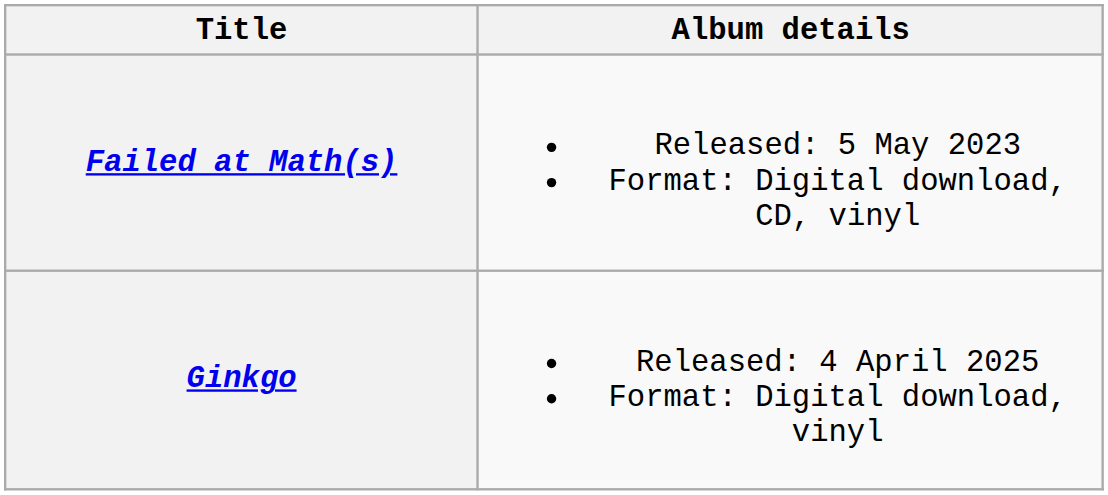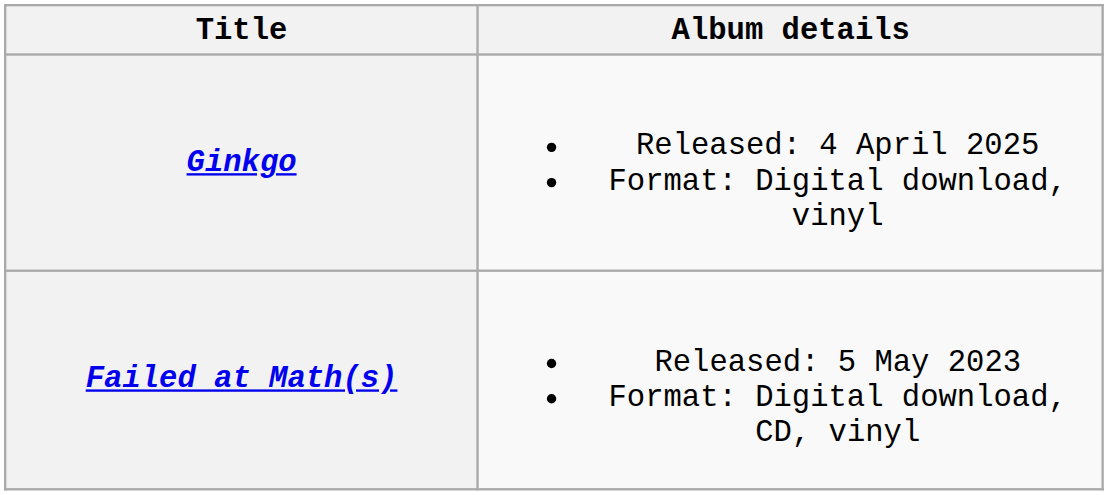rows swapped: (242, 163) <-> (242, 380)
